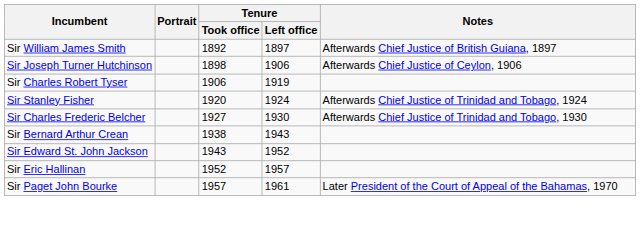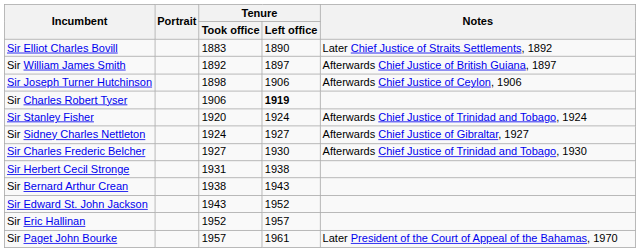+ row: (62, 47)
(277, 82) normal -> (277, 100) bold
+ row: (76, 134)
+ row: (68, 169)
